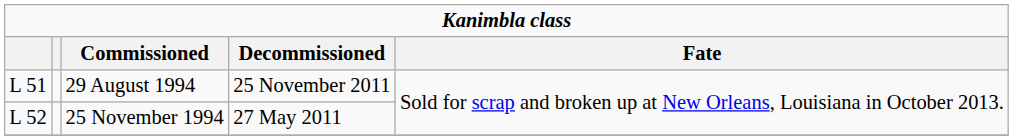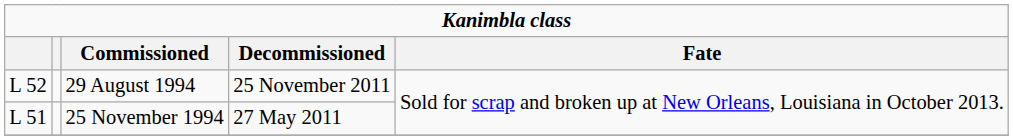(28, 85) L 51 -> (28, 85) L 52
(28, 118) L 52 -> (28, 118) L 51
